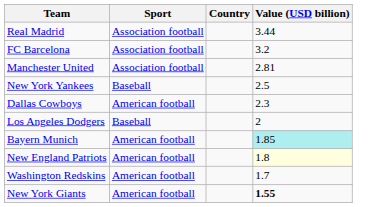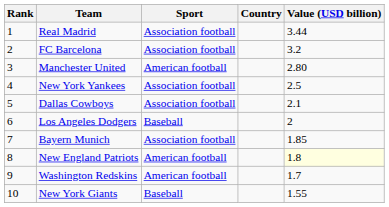+ column: (20, 13)
(158, 67) Association football -> (185, 67) American football
(265, 67) 2.81 -> (297, 67) 2.80
(131, 85) Baseball -> (190, 85) Association football
(153, 103) American football -> (190, 103) Association football
(262, 103) 2.3 -> (294, 103) 2.1
(153, 139) American football -> (190, 139) Association football
(265, 139) paleturquoise background -> (297, 139) no background
(153, 193) American football -> (163, 193) Baseball
(265, 193) bold -> (297, 193) normal
